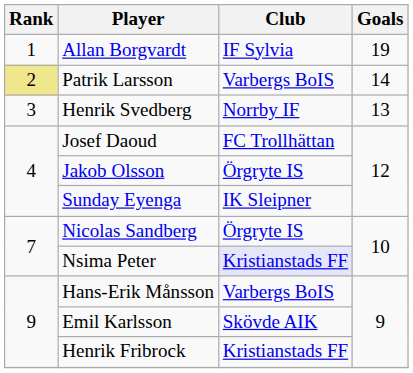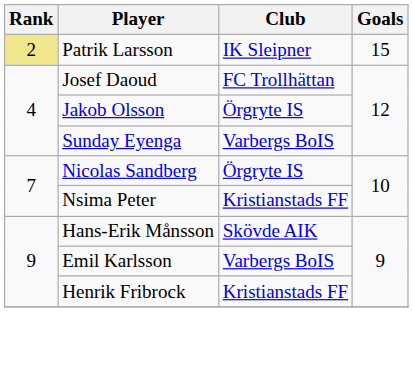- row: (124, 49)
(278, 79) Varbergs BoIS -> (267, 49) IK Sleipner
(380, 79) 14 -> (380, 49) 15
- row: (127, 110)
(267, 200) IK Sleipner -> (278, 140) Varbergs BoIS
(285, 261) lavender background -> (285, 200) no background
(278, 291) Varbergs BoIS -> (270, 230) Skövde AIK
(270, 321) Skövde AIK -> (278, 261) Varbergs BoIS
